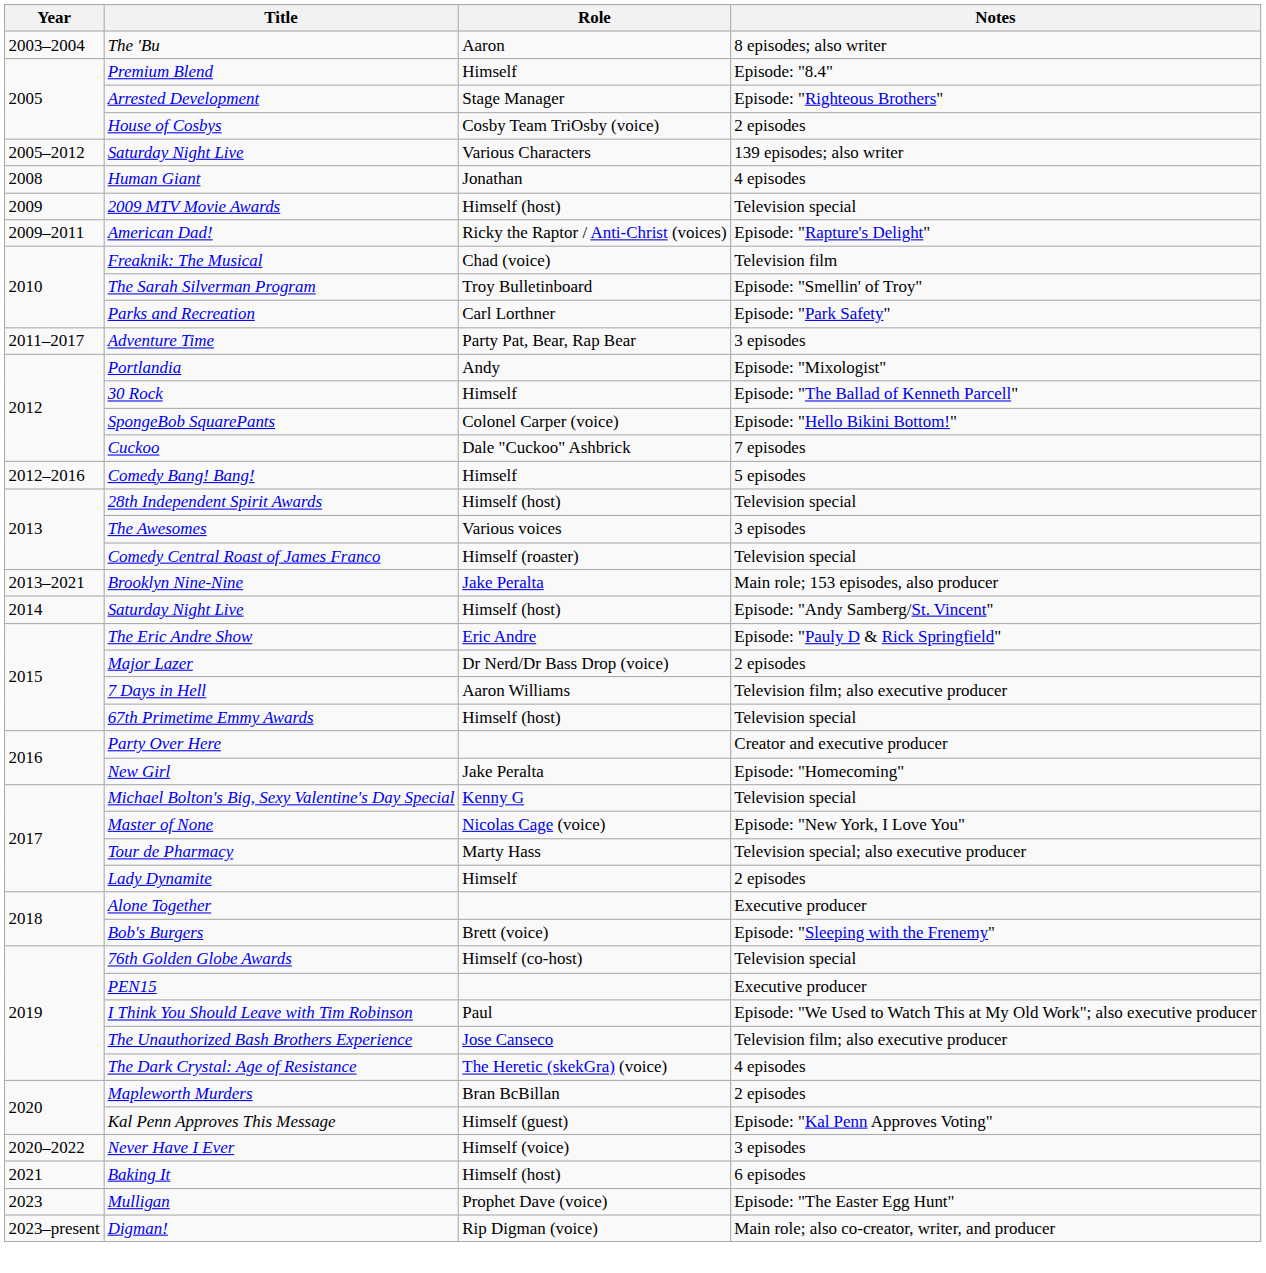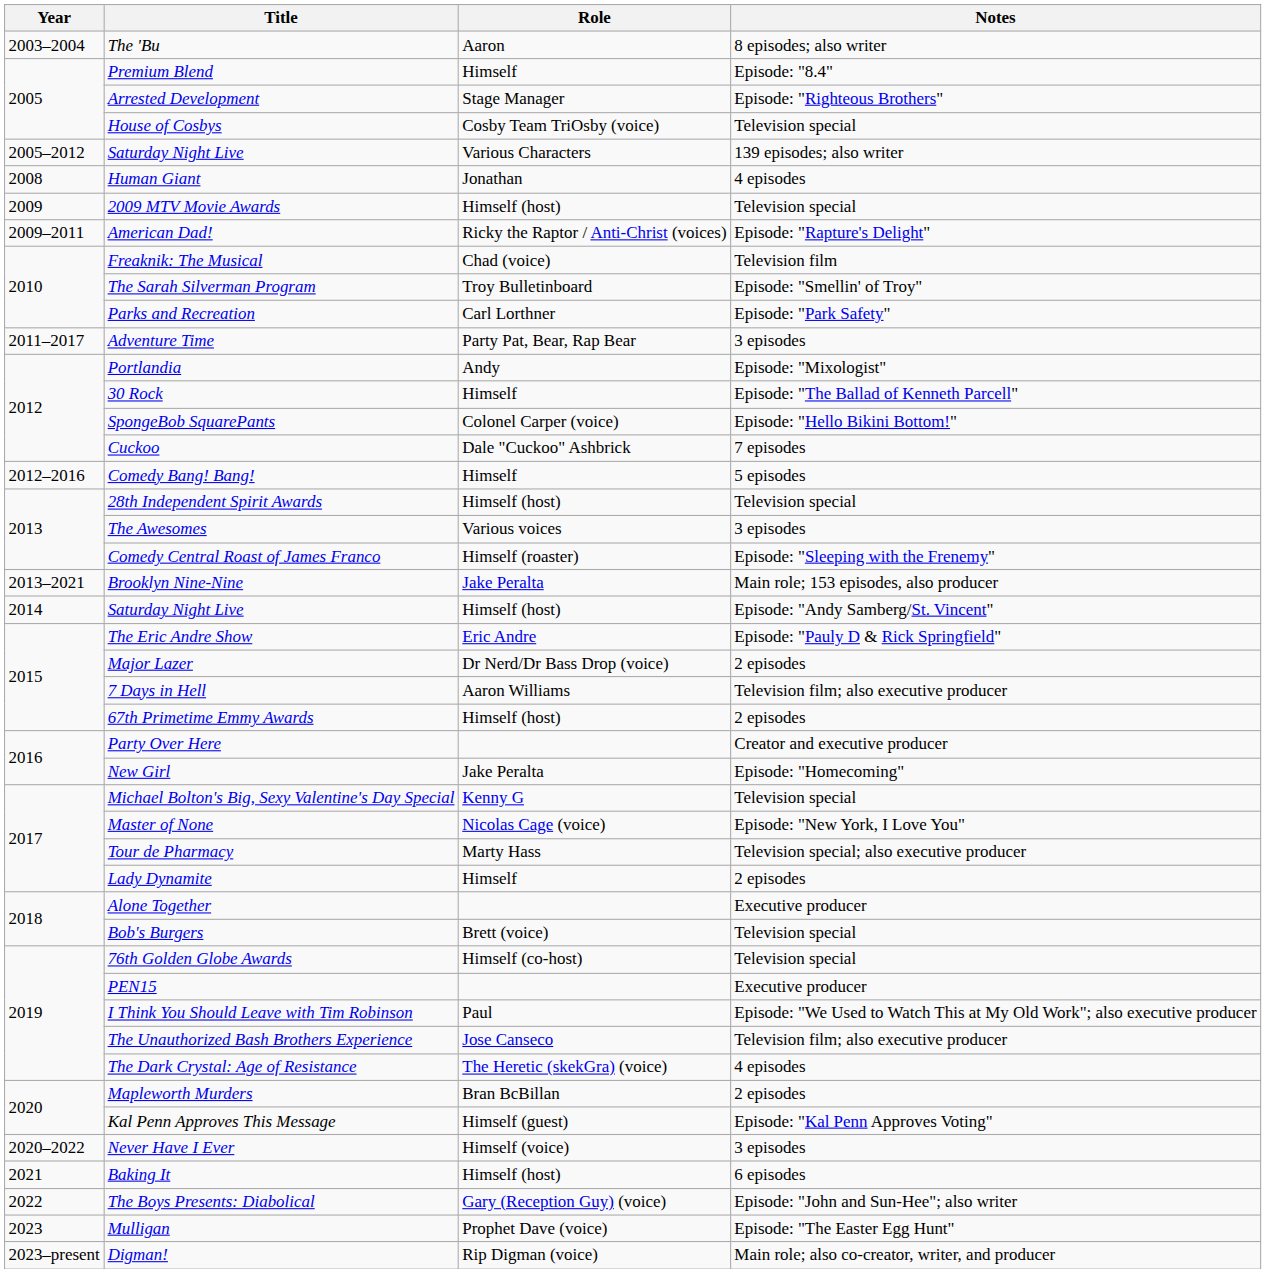(770, 125) 2 episodes -> (795, 125) Television special
(795, 555) Television special -> (865, 555) Episode: "Sleeping with the Frenemy"
(795, 717) Television special -> (770, 717) 2 episodes
(865, 932) Episode: "Sleeping with the Frenemy" -> (795, 932) Television special
+ row: (211, 1201)
